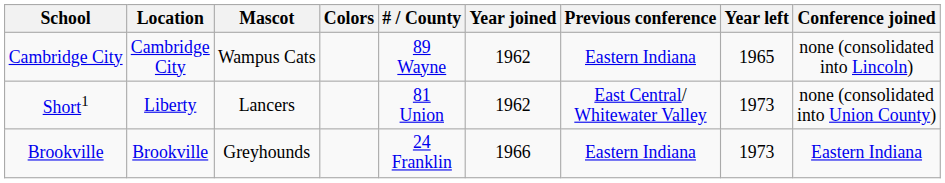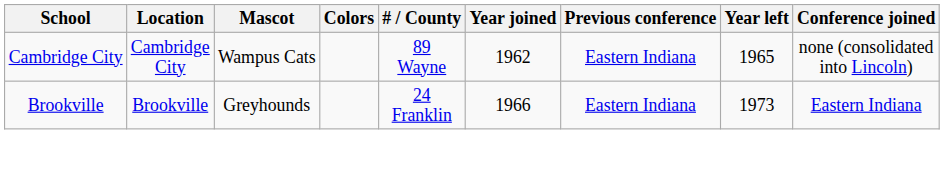- row: (66, 104)
